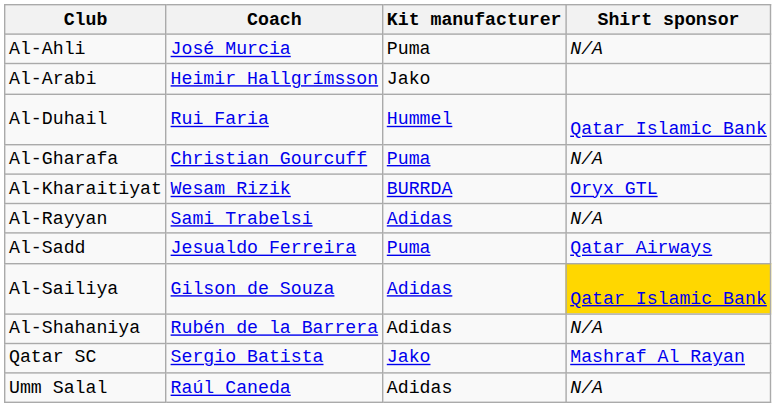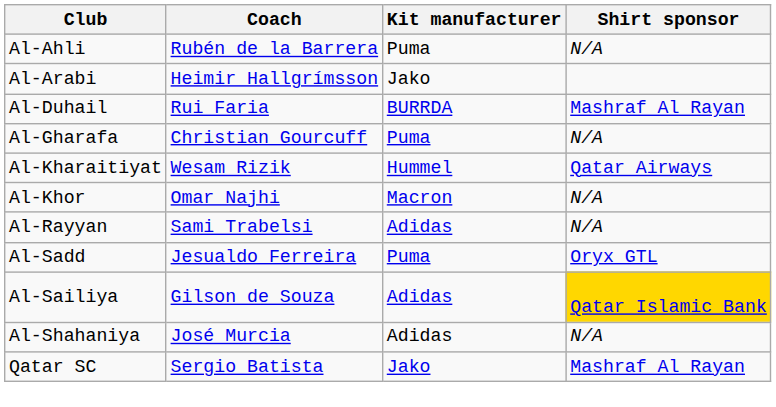(231, 49) José Murcia -> (274, 49) Rubén de la Barrera
(420, 119) Hummel -> (420, 109) BURRDA
(669, 130) Qatar Islamic Bank -> (658, 109) Mashraf Al Rayan
(420, 189) BURRDA -> (420, 168) Hummel
(614, 189) Oryx GTL -> (641, 168) Qatar Airways
+ row: (47, 198)
(641, 248) Qatar Airways -> (614, 257) Oryx GTL
(274, 328) Rubén de la Barrera -> (231, 337) José Murcia
- row: (58, 388)
